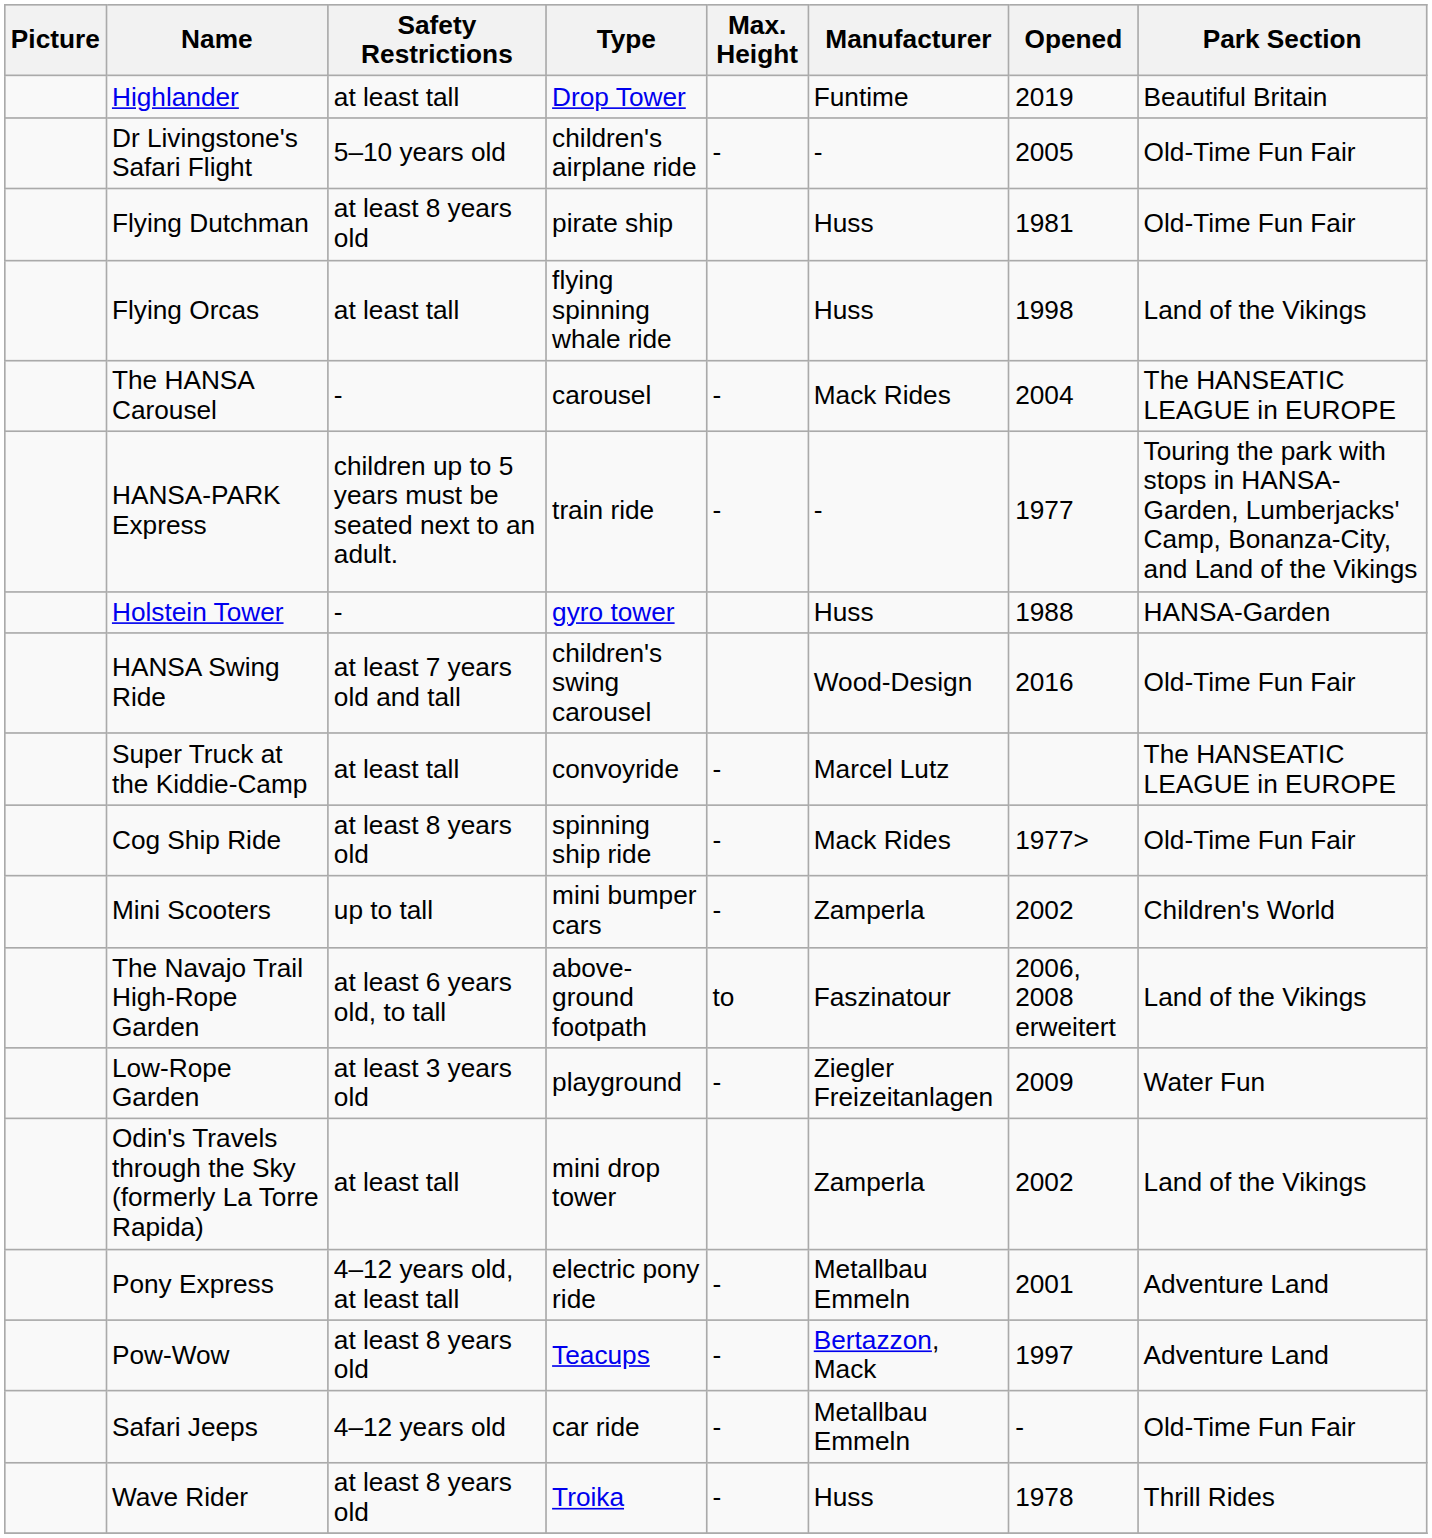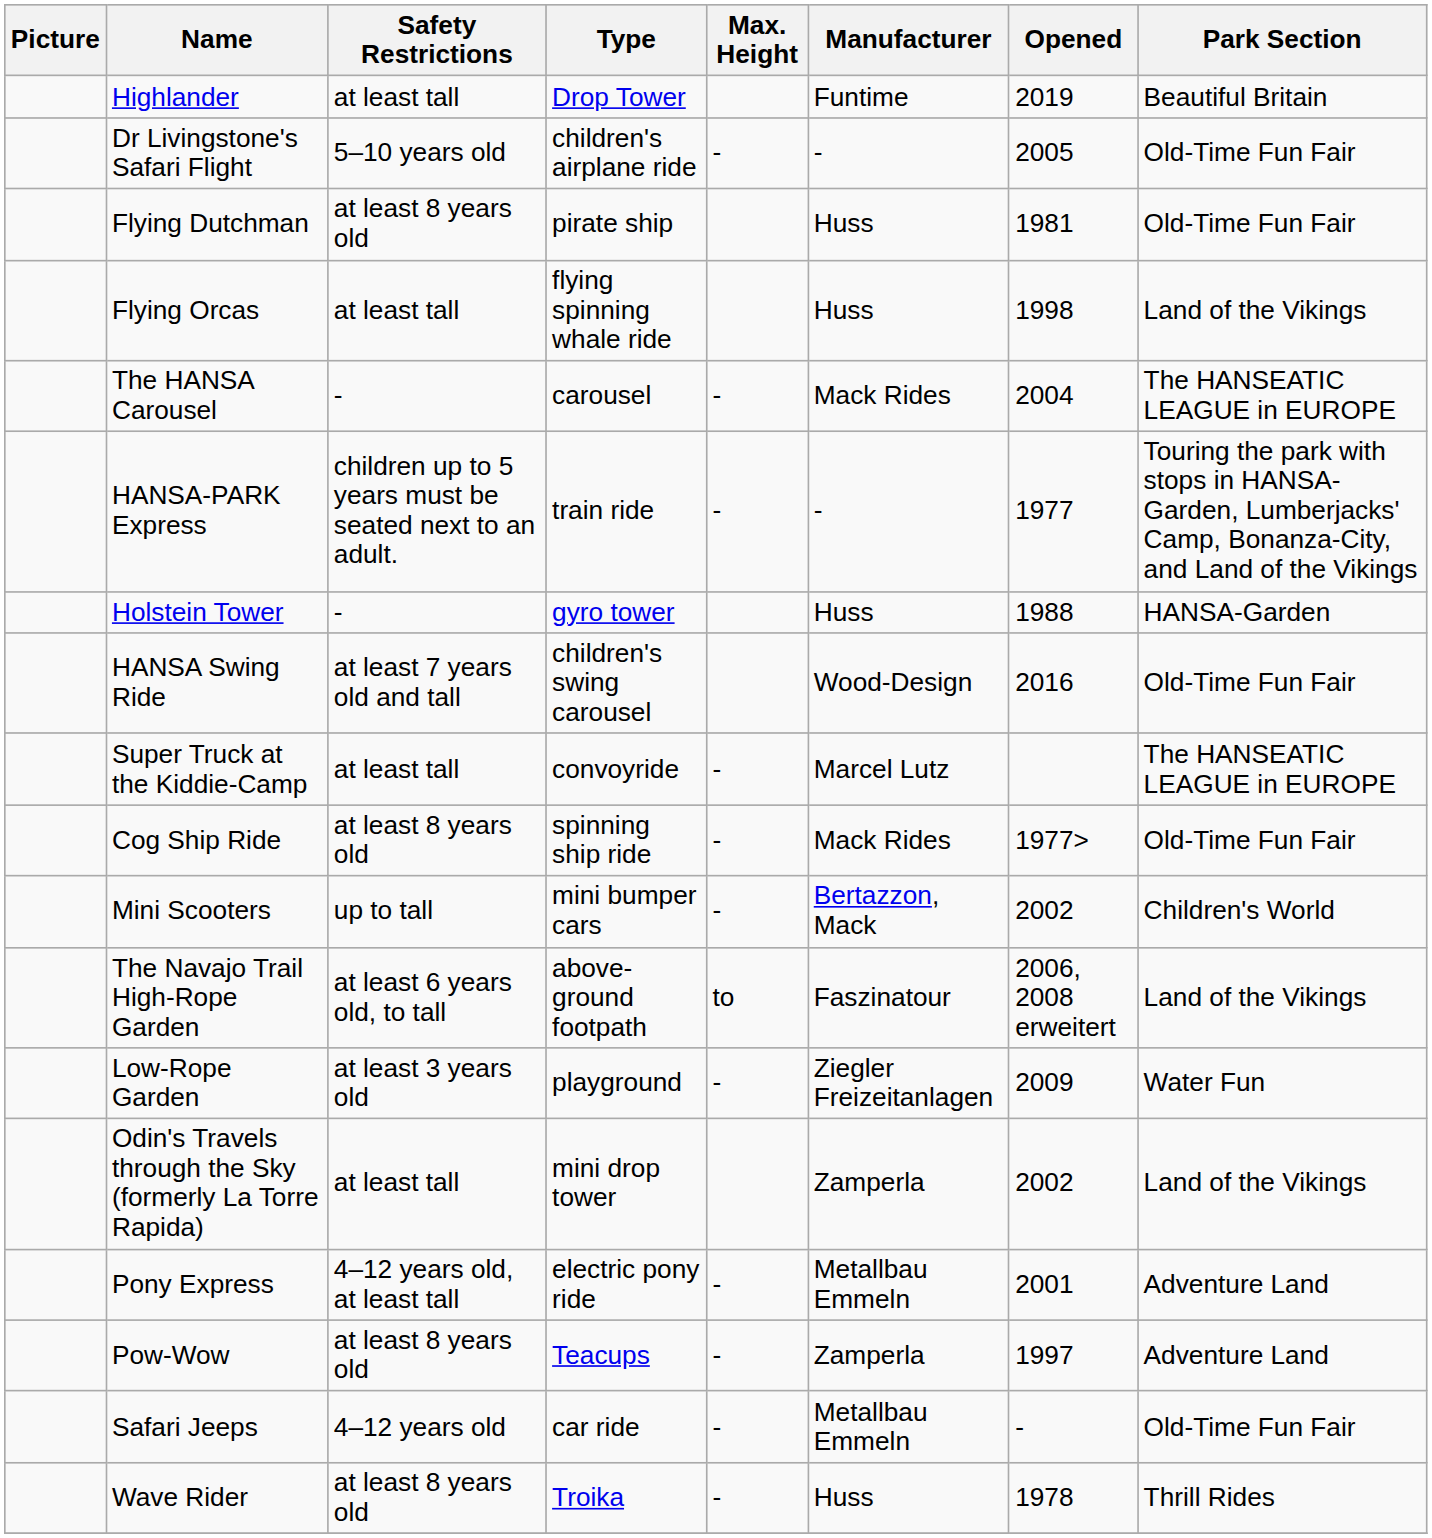(869, 911) Zamperla -> (876, 911) Bertazzon, Mack
(876, 1355) Bertazzon, Mack -> (869, 1355) Zamperla
